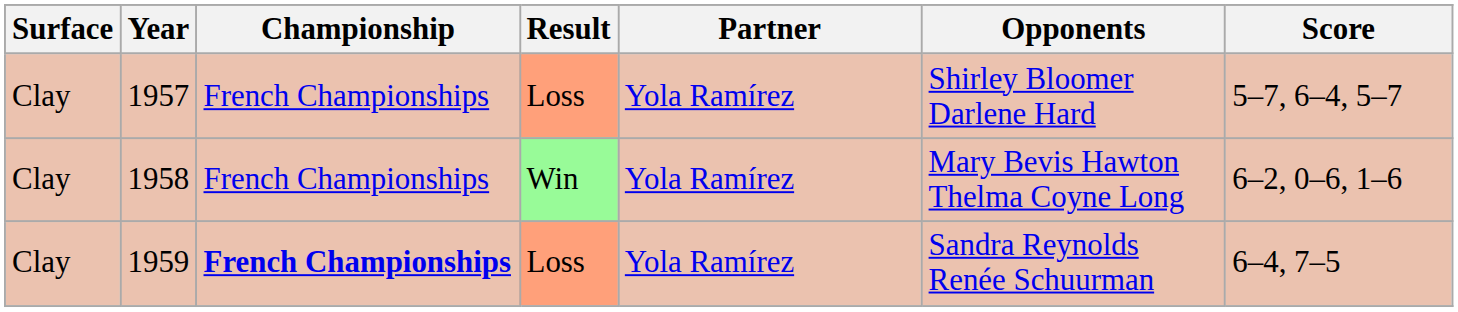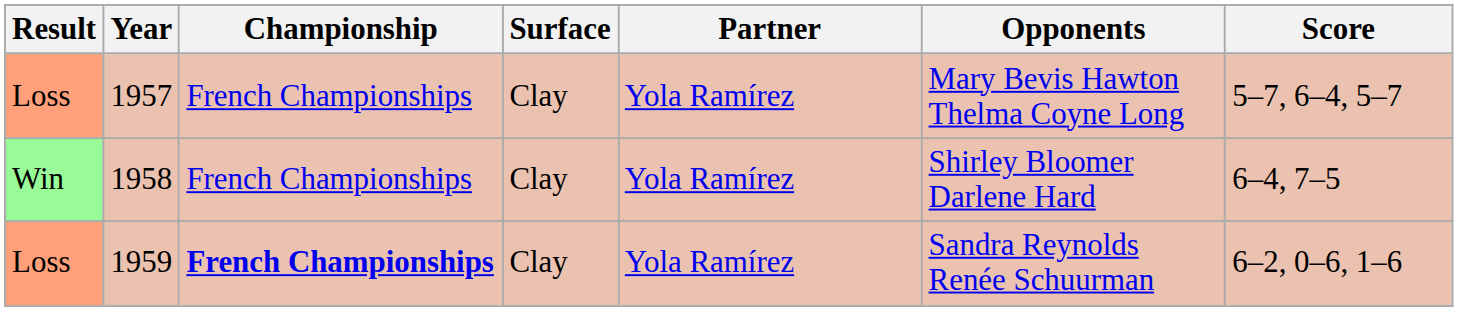columns swapped: (569, 28) <-> (63, 28)
(1031, 95) Shirley Bloomer Darlene Hard -> (1056, 95) Mary Bevis Hawton Thelma Coyne Long
(1056, 179) Mary Bevis Hawton Thelma Coyne Long -> (1031, 179) Shirley Bloomer Darlene Hard
(1317, 179) 6–2, 0–6, 1–6 -> (1286, 179) 6–4, 7–5
(1286, 262) 6–4, 7–5 -> (1317, 262) 6–2, 0–6, 1–6
